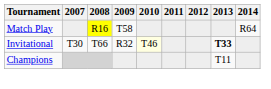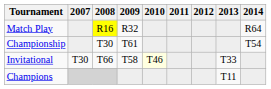(124, 28) T58 -> (130, 28) R32
+ row: (36, 44)
(124, 44) R32 -> (130, 60) T58
(223, 44) bold -> (228, 60) normal
